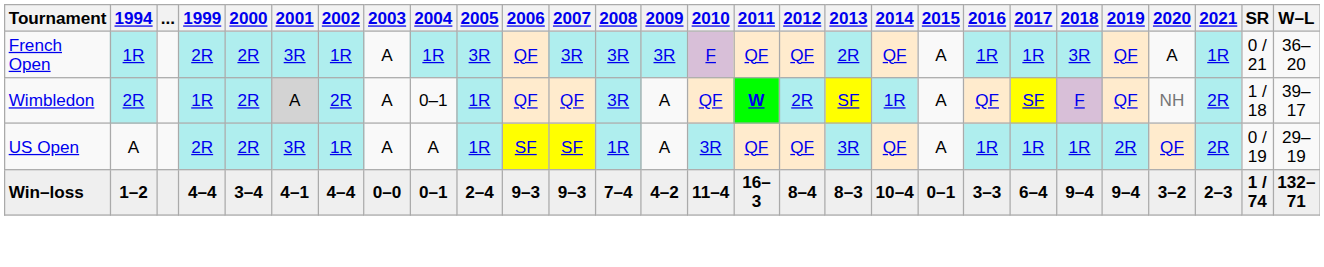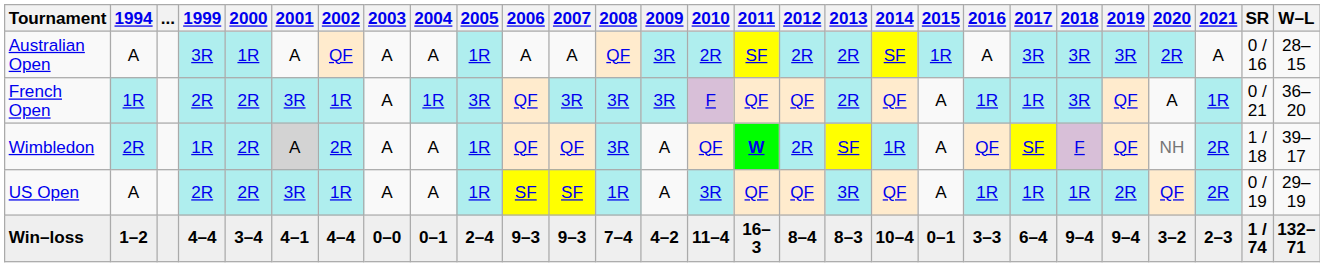+ row: (47, 54)
(433, 100) 0–1 -> (433, 146) A
